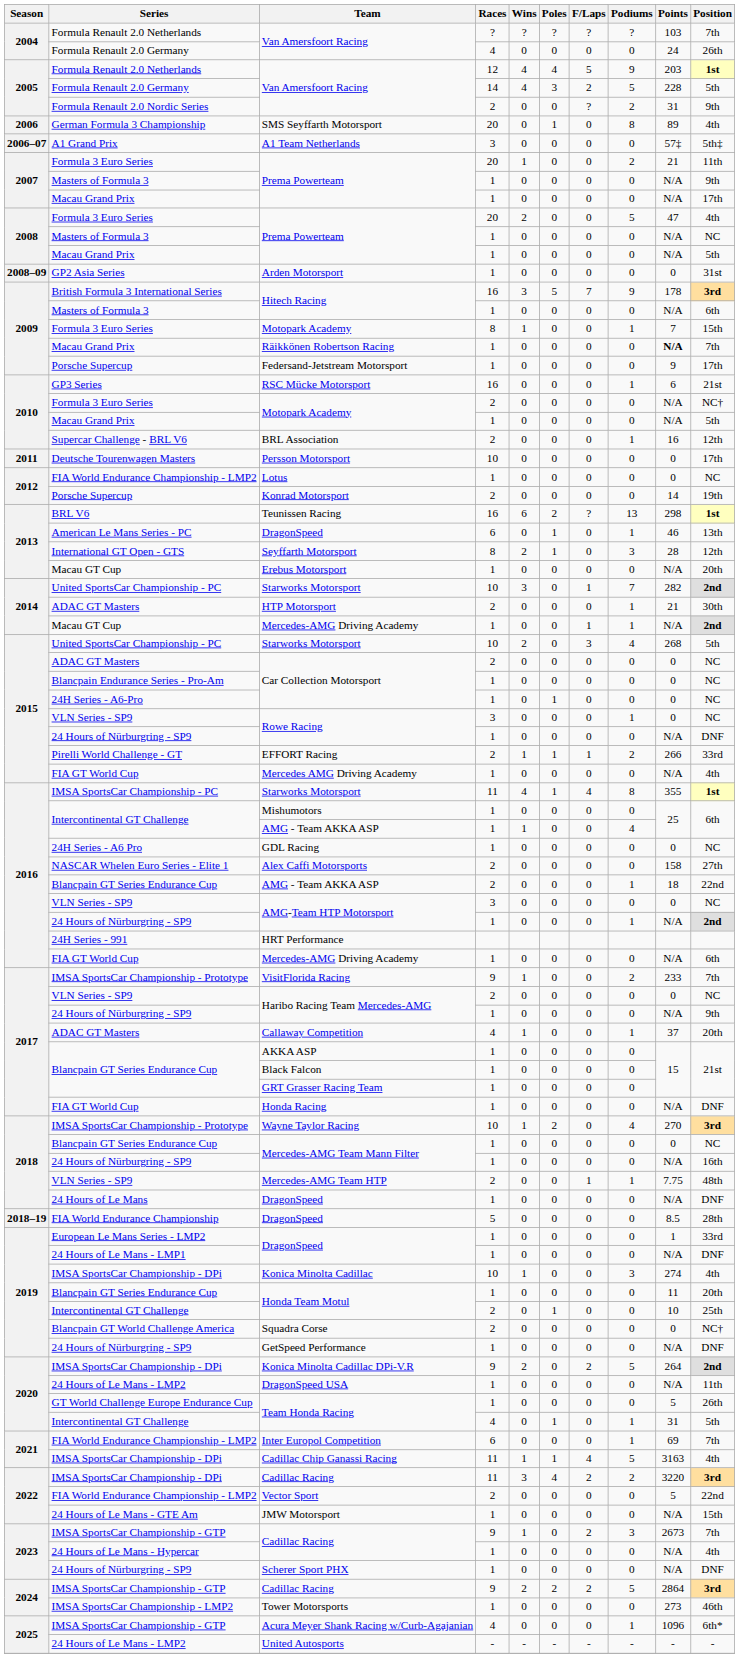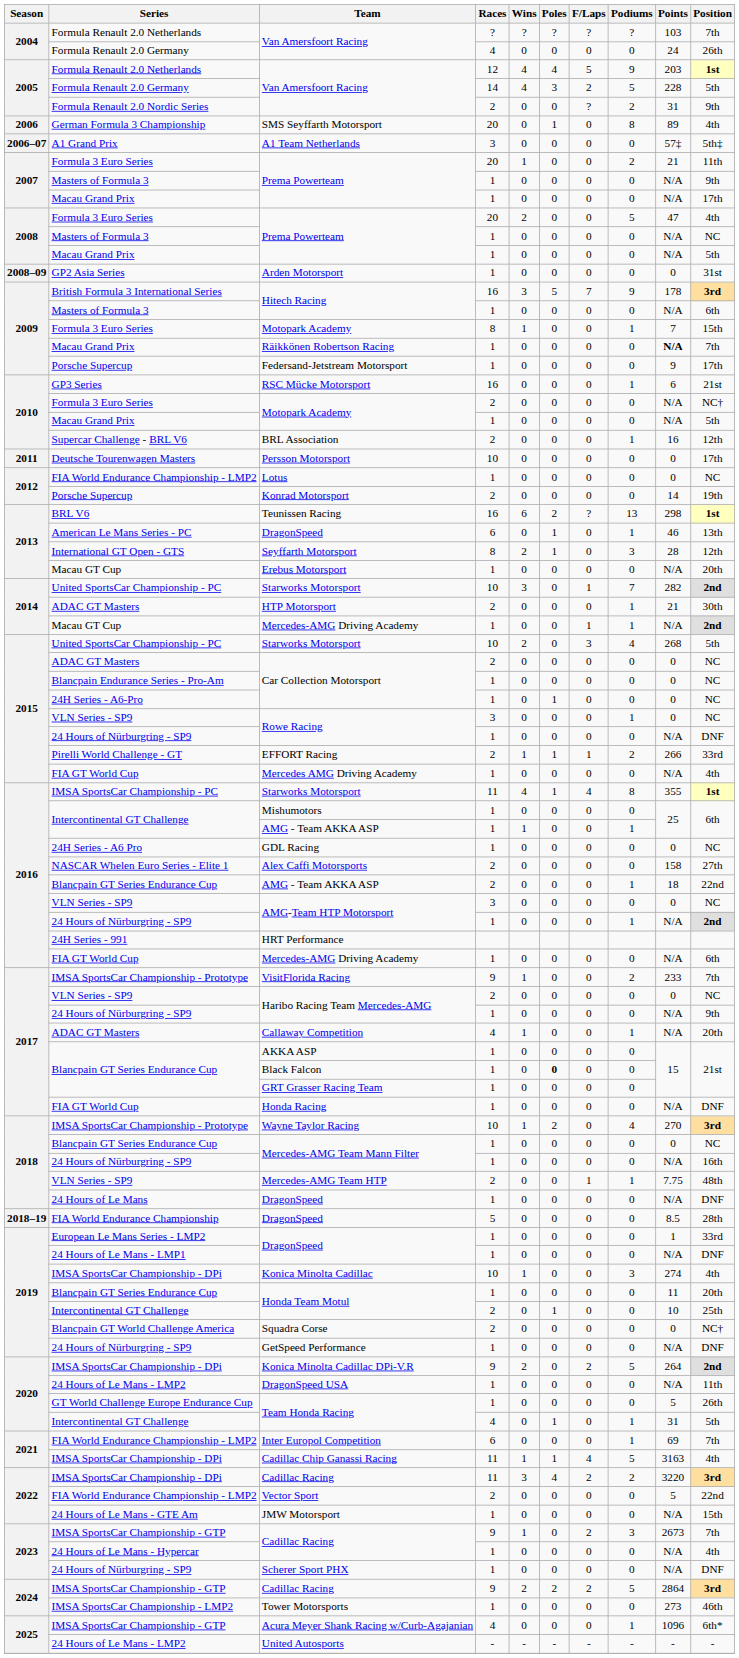(632, 829) 4 -> (632, 829) 1
(673, 1033) 37 -> (673, 1033) N/A
(554, 1070) normal -> (554, 1070) bold
